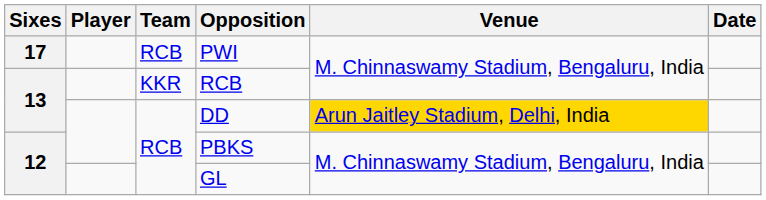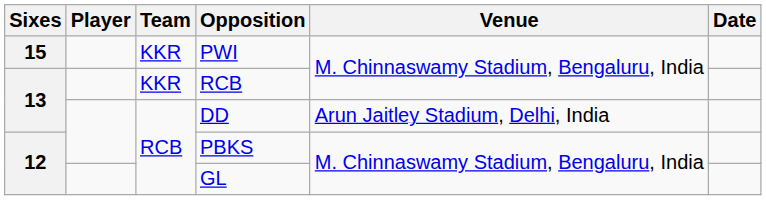(35, 52) 17 -> (35, 52) 15
(161, 52) RCB -> (161, 52) KKR
(462, 115) gold background -> (462, 115) no background
